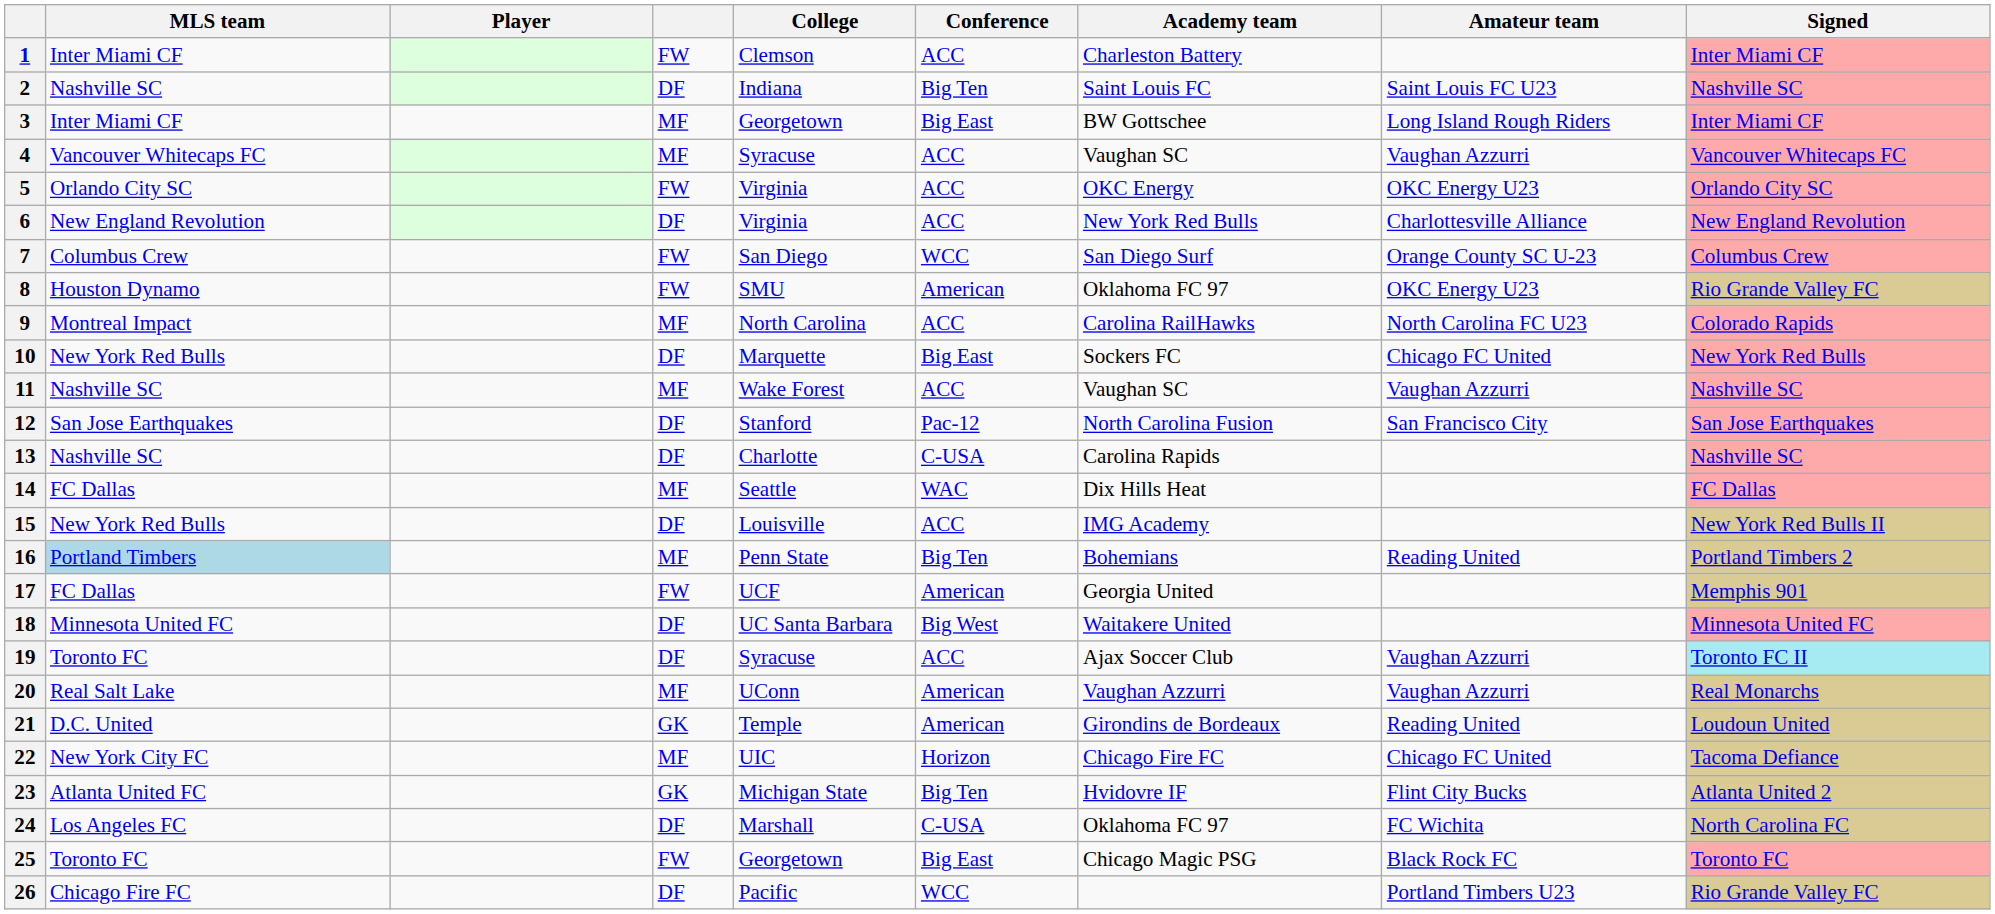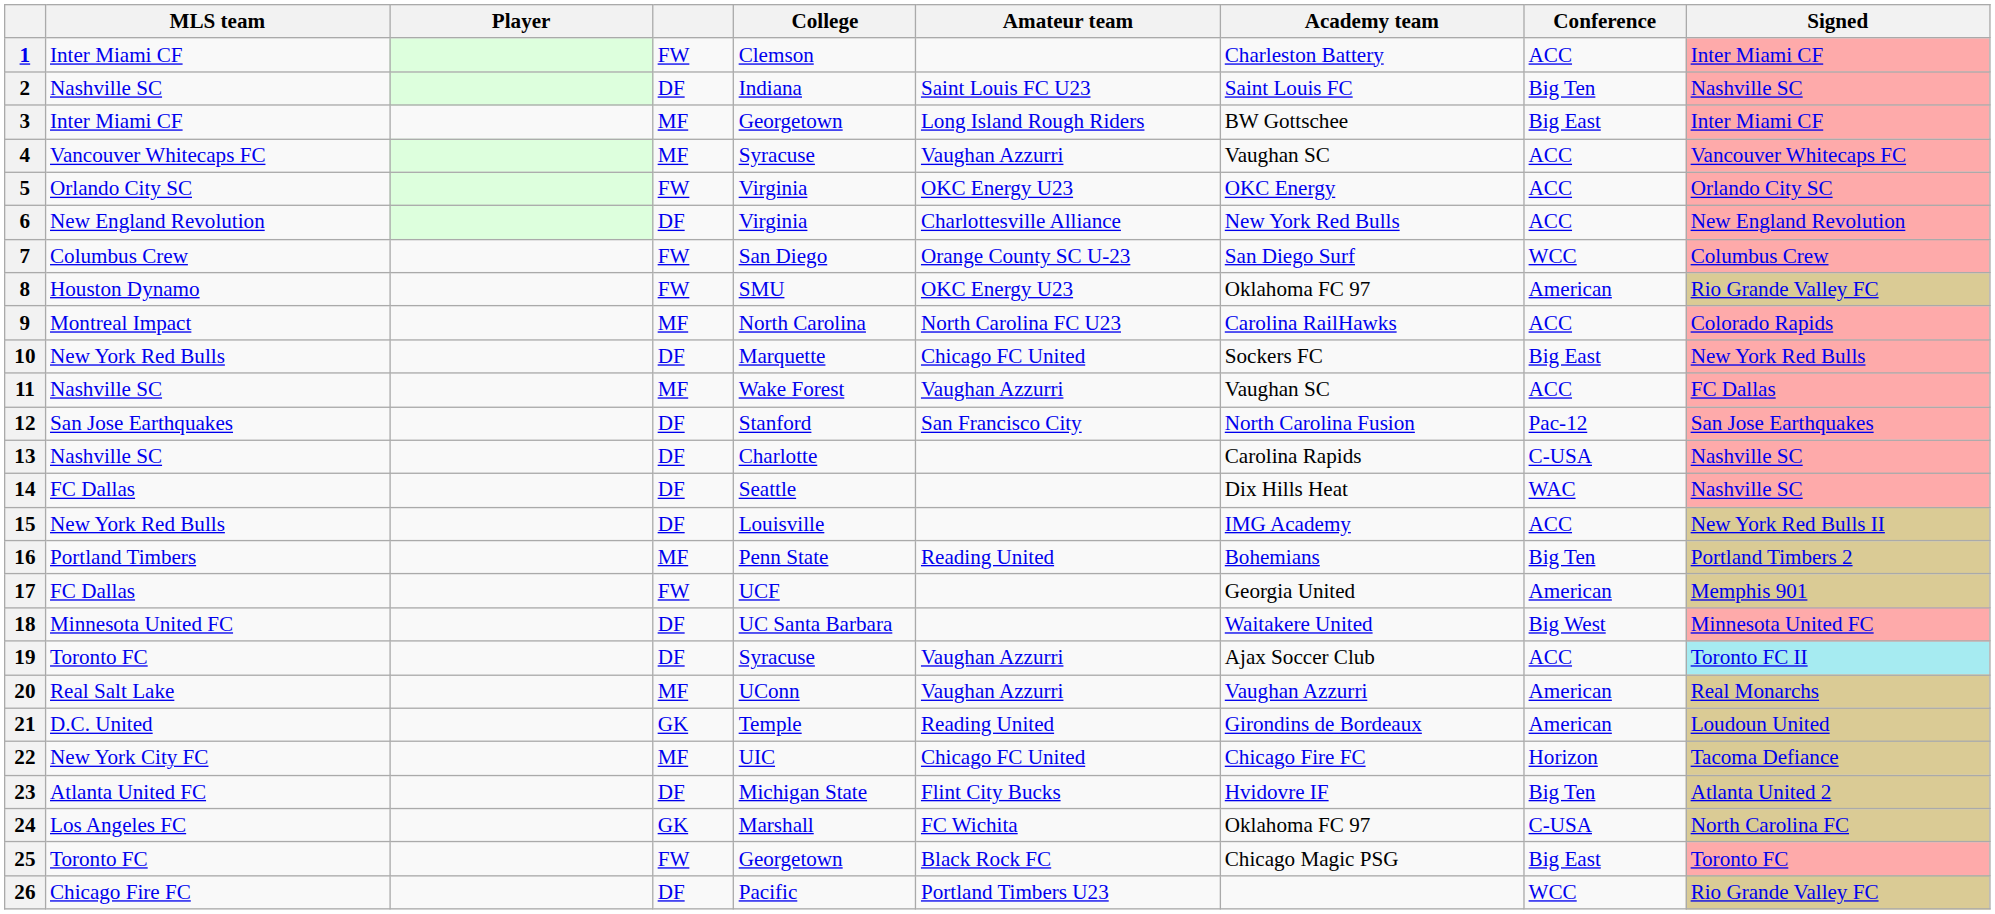columns swapped: (997, 21) <-> (1534, 21)
(1747, 389) Nashville SC -> (1733, 389) FC Dallas
(673, 490) MF -> (671, 490) DF
(1733, 490) FC Dallas -> (1747, 490) Nashville SC
(123, 557) lightblue background -> (123, 557) no background
(673, 791) GK -> (671, 791) DF
(671, 825) DF -> (673, 825) GK
